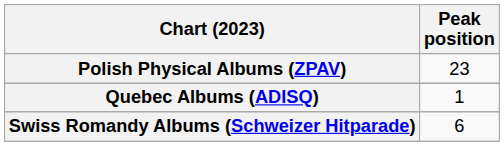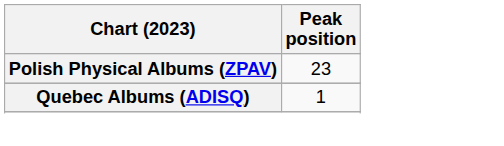- row: (212, 126)
